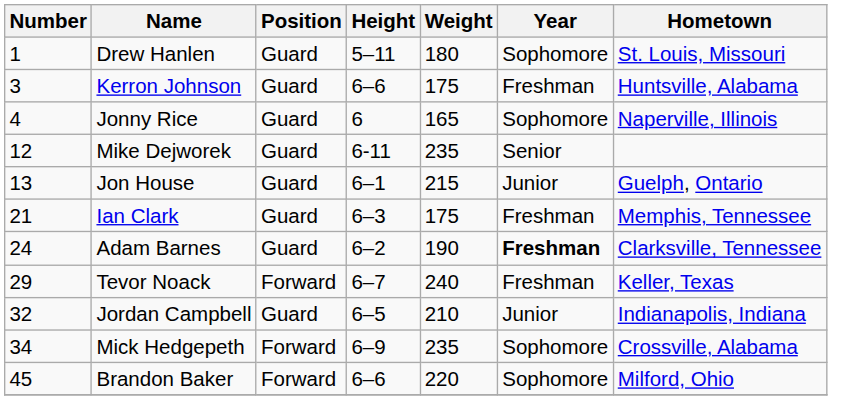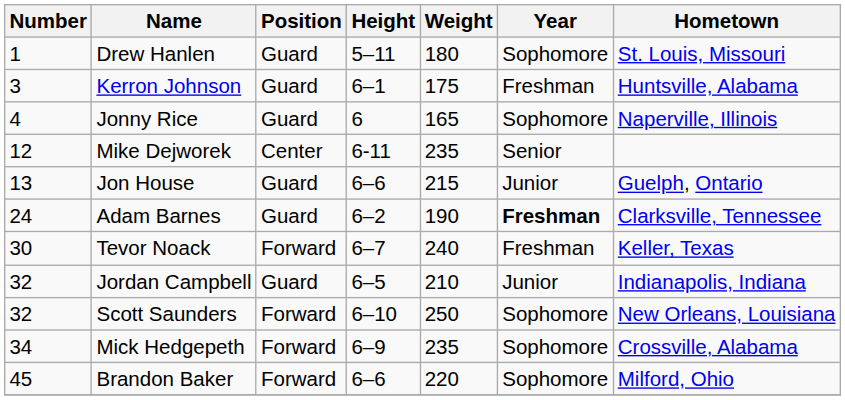(368, 86) 6–6 -> (368, 86) 6–1
(289, 151) Guard -> (292, 151) Center
(368, 184) 6–1 -> (368, 184) 6–6
- row: (137, 216)
(21, 281) 29 -> (21, 248) 30
+ row: (167, 313)
